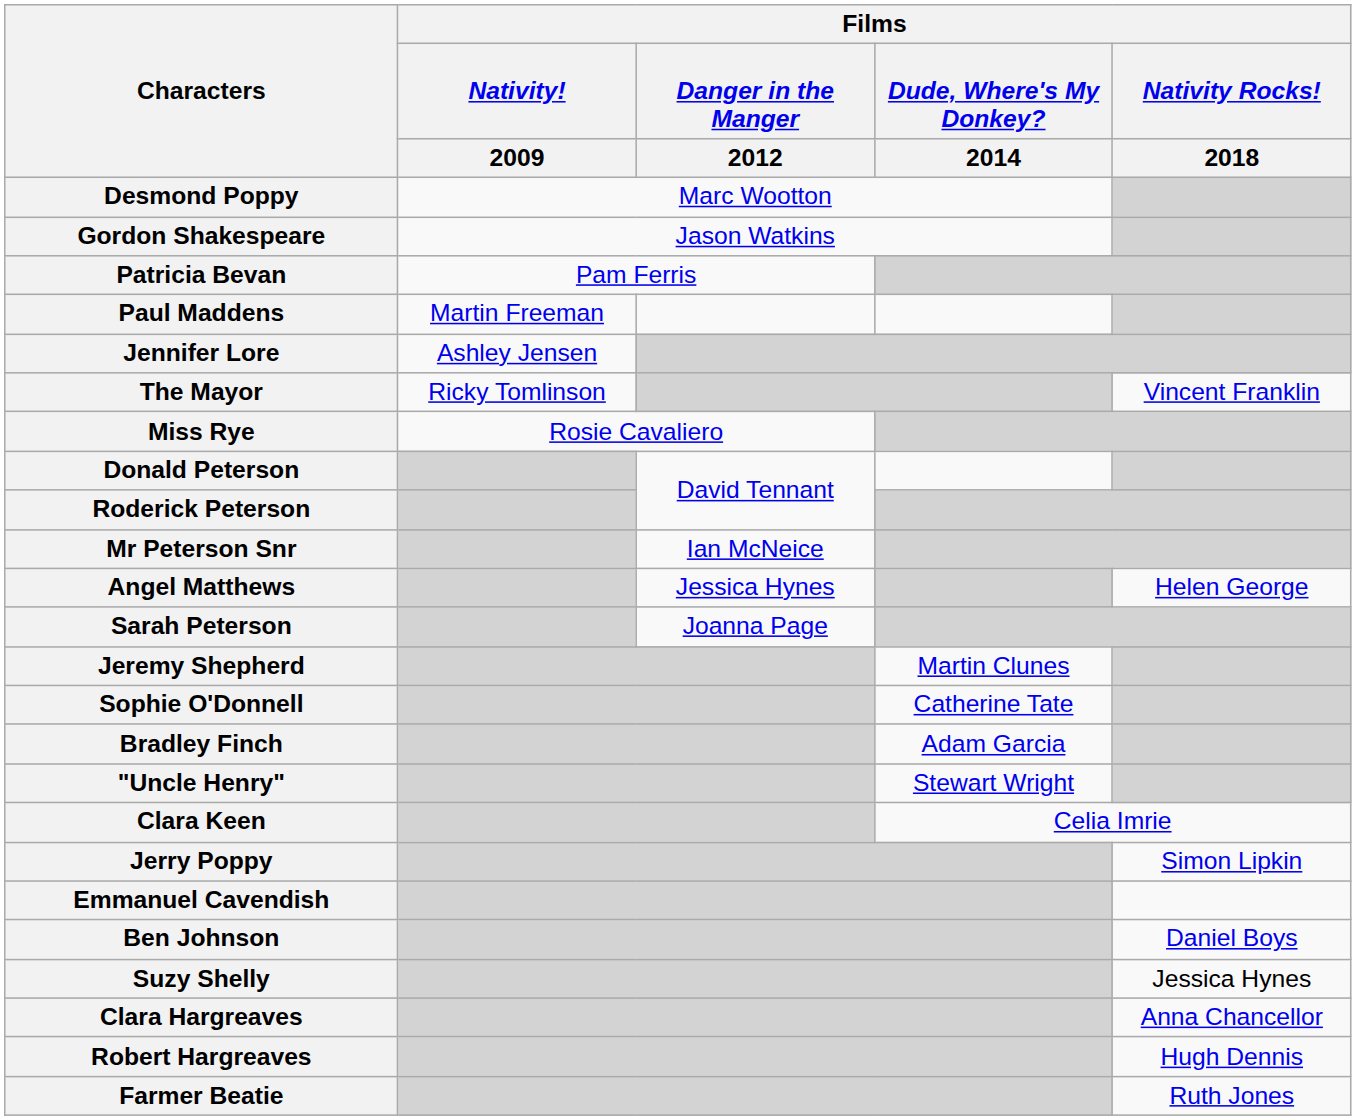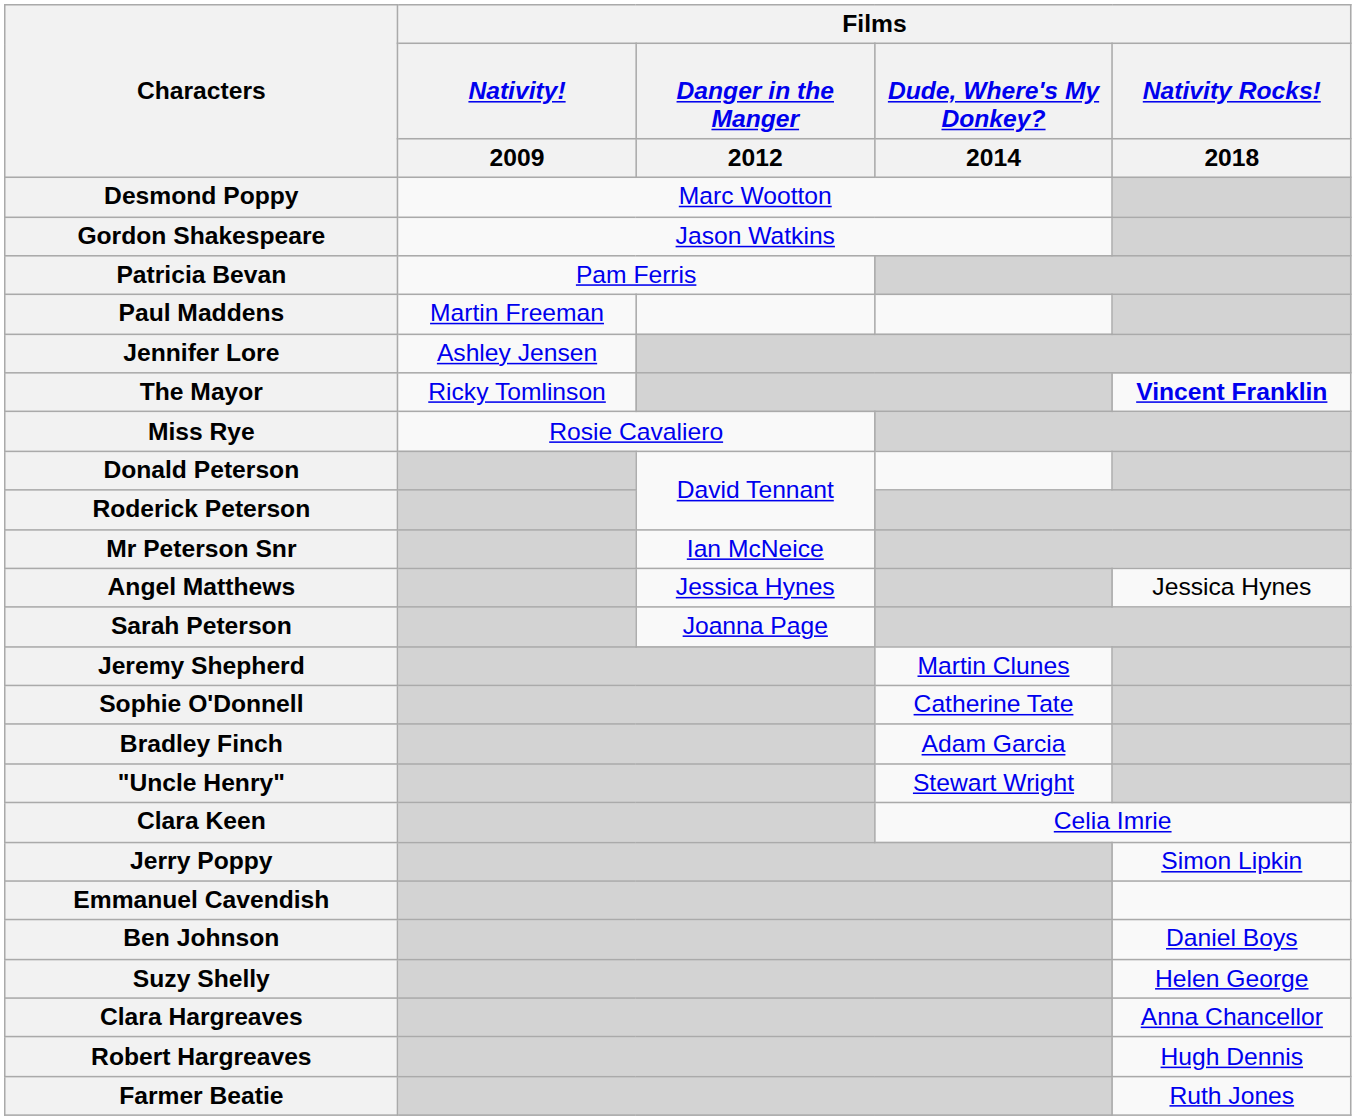(1232, 392) normal -> (1232, 392) bold
(1232, 587) Helen George -> (1232, 587) Jessica Hynes
(1232, 978) Jessica Hynes -> (1232, 978) Helen George
